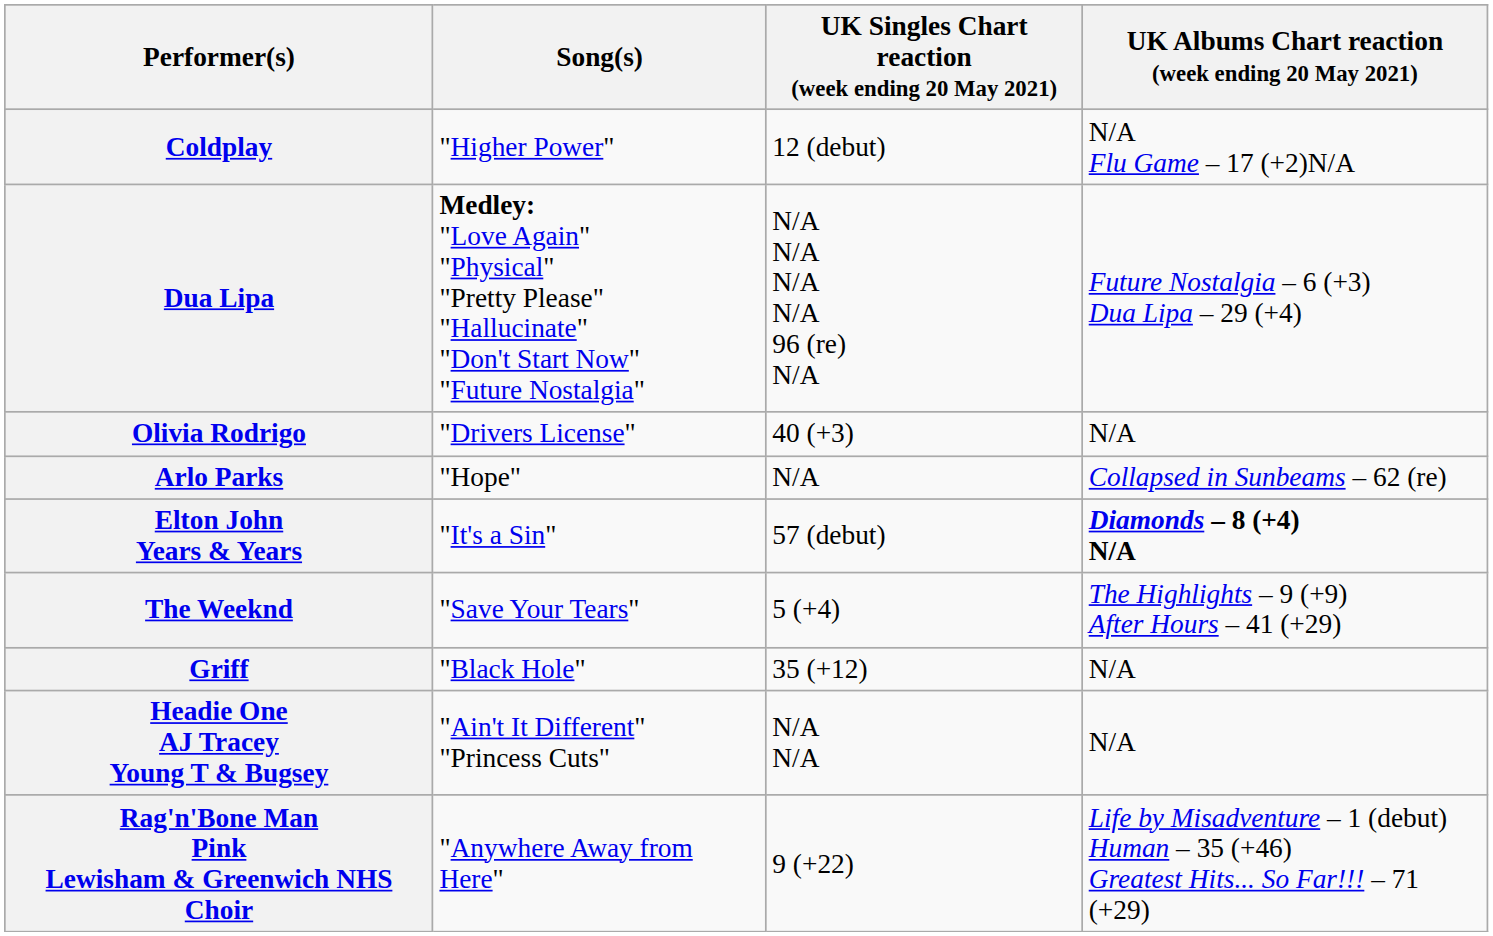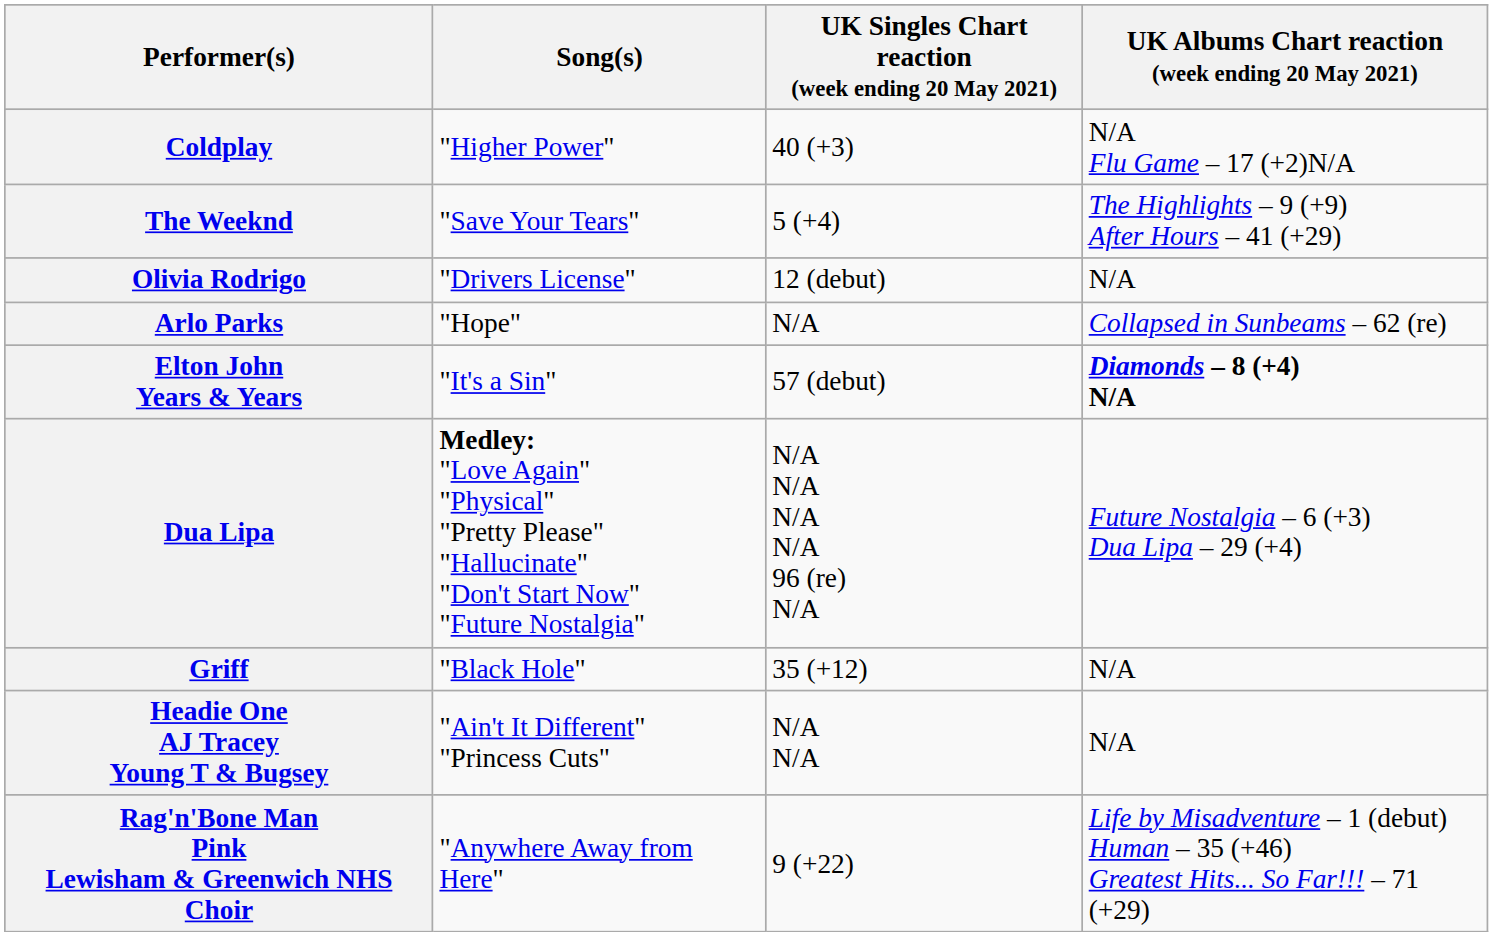(829, 146) 12 (debut) -> (813, 146) 40 (+3)
rows swapped: (219, 297) <-> (219, 609)
(813, 433) 40 (+3) -> (829, 279) 12 (debut)
